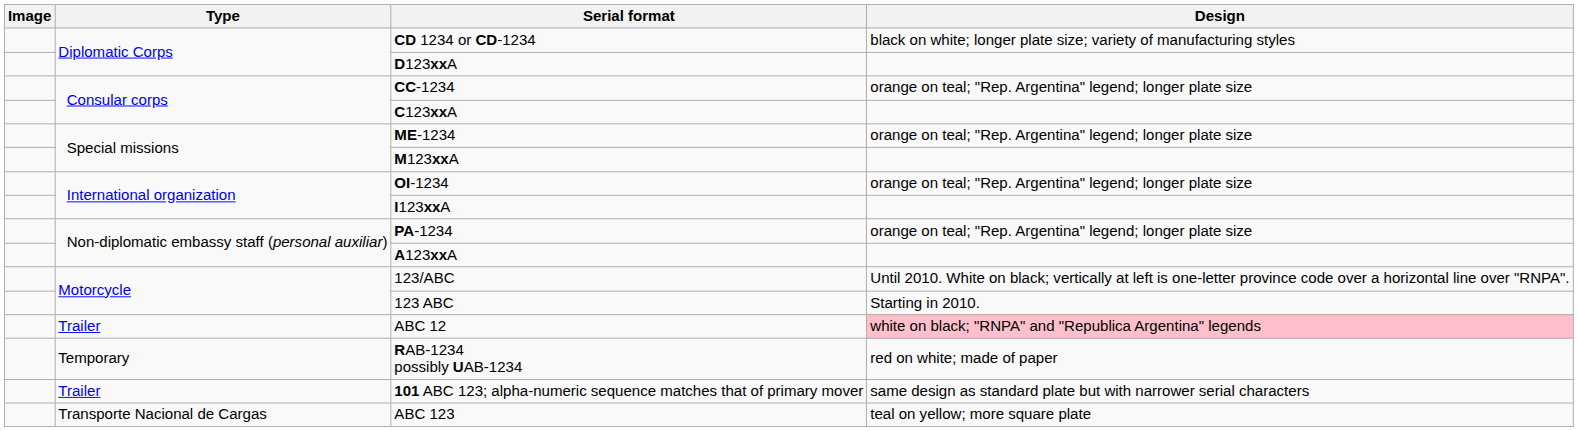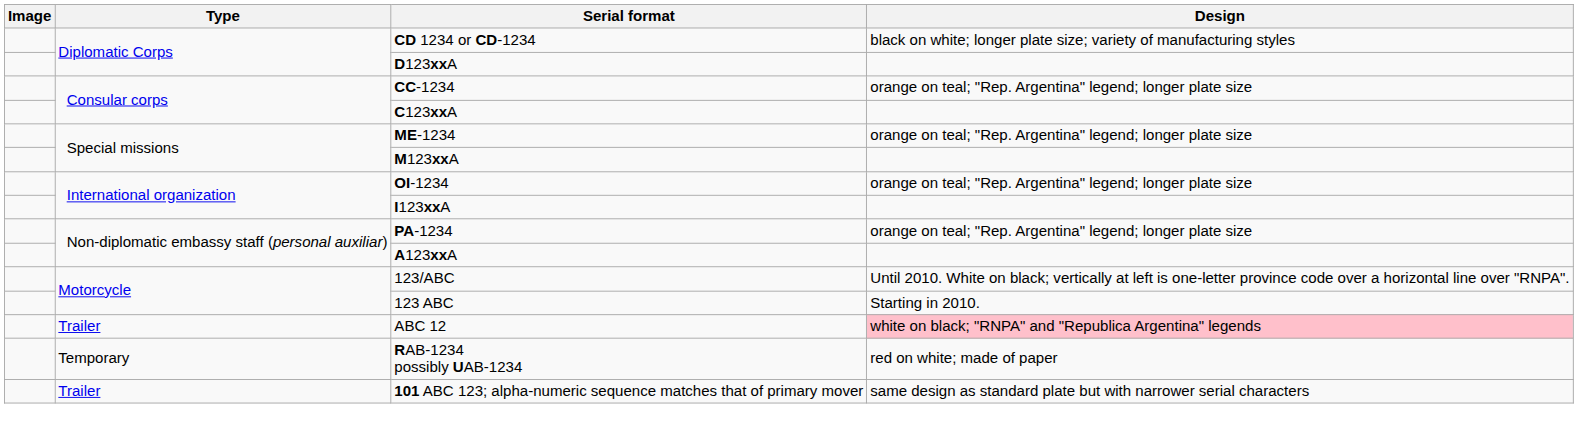- row: (424, 414)
